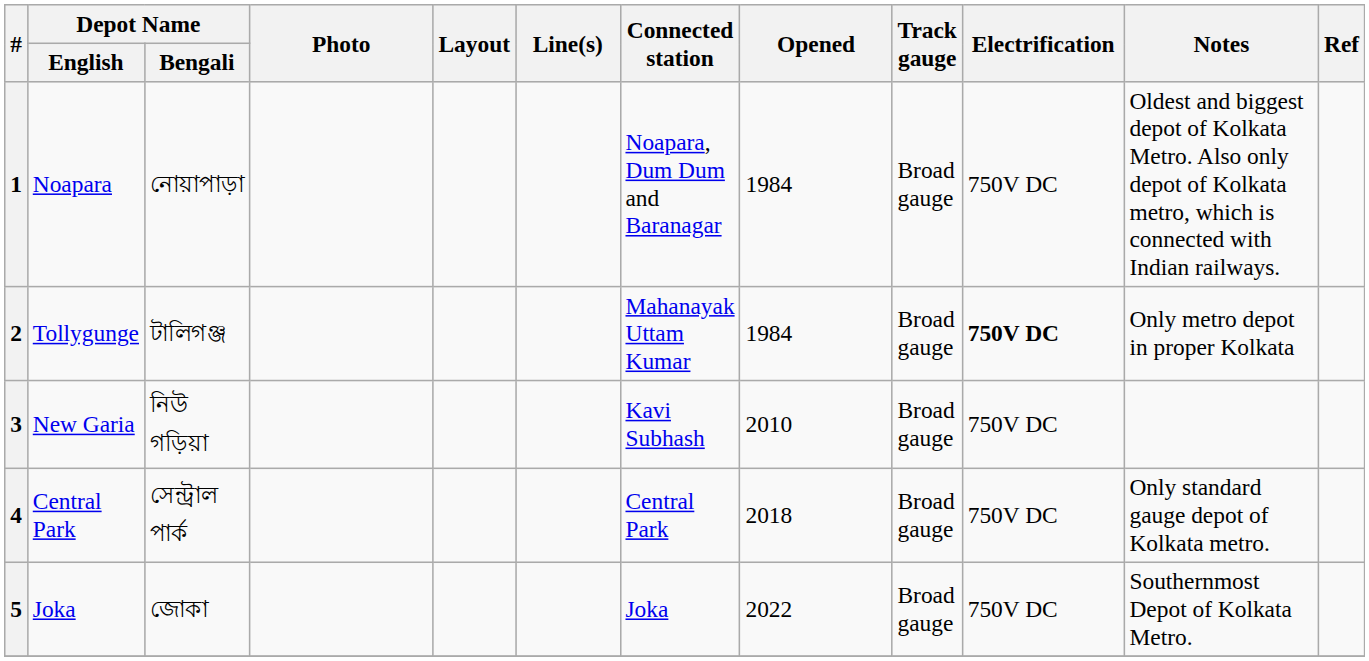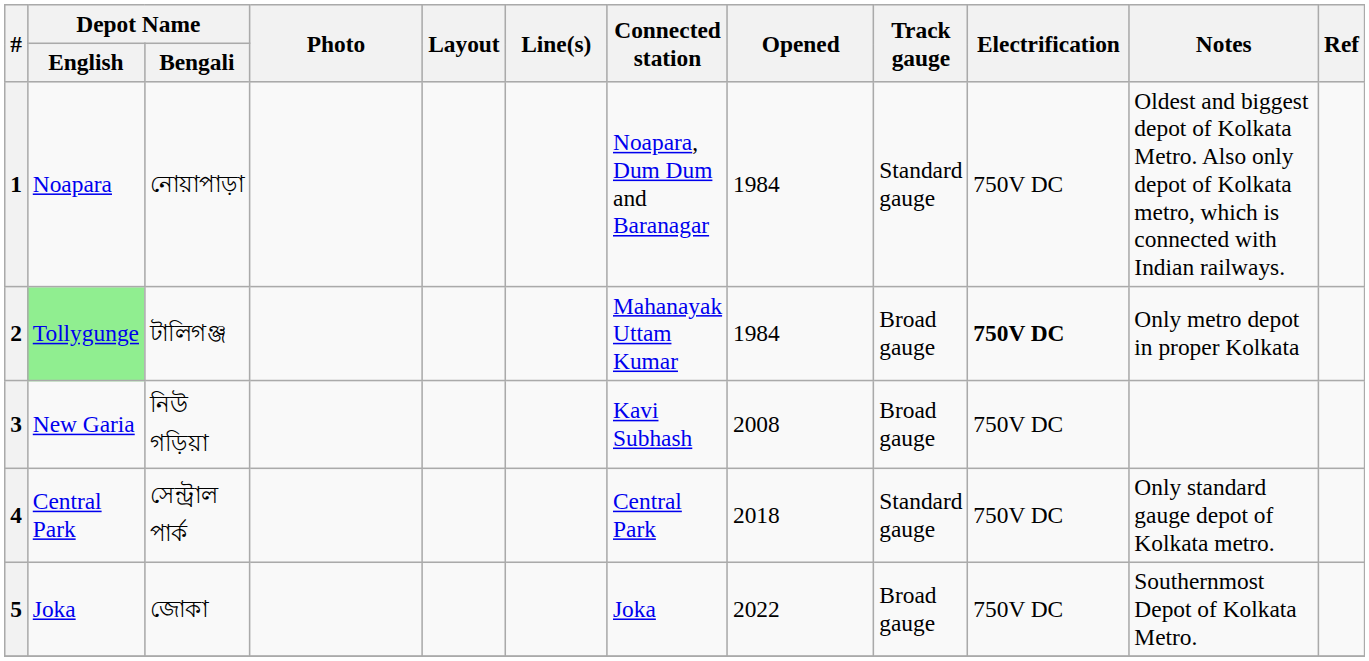(926, 184) Broad gauge -> (921, 184) Standard gauge
(86, 333) no background -> (86, 333) lightgreen background
(769, 424) 2010 -> (756, 424) 2008
(926, 515) Broad gauge -> (921, 515) Standard gauge
